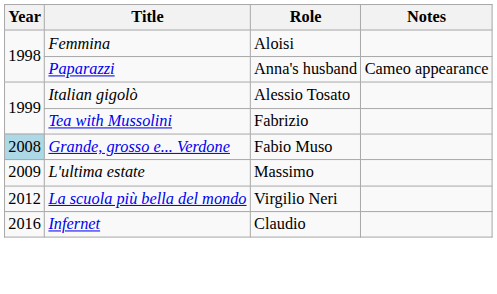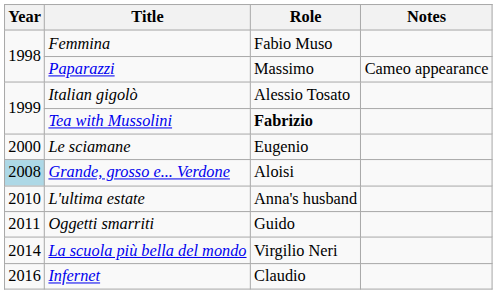(274, 43) Aloisi -> (293, 43) Fabio Muso
(306, 69) Anna's husband -> (284, 69) Massimo
(281, 120) normal -> (284, 120) bold
+ row: (89, 146)
(293, 146) Fabio Muso -> (274, 172) Aloisi
(25, 172) 2009 -> (25, 198) 2010
(284, 172) Massimo -> (306, 198) Anna's husband
+ row: (101, 224)
(25, 198) 2012 -> (25, 250) 2014
